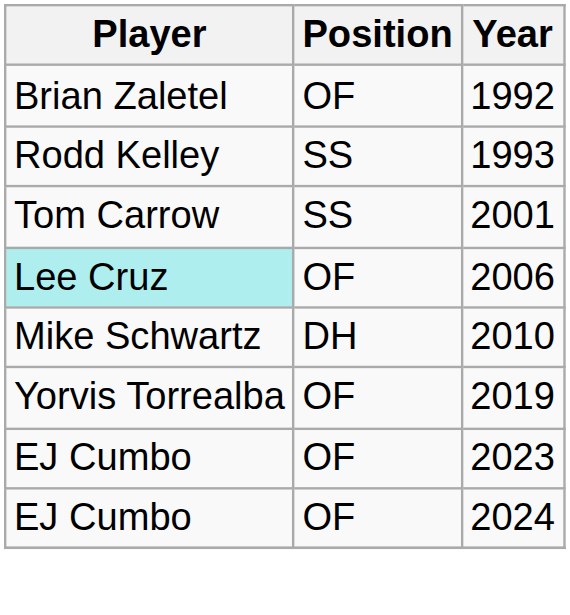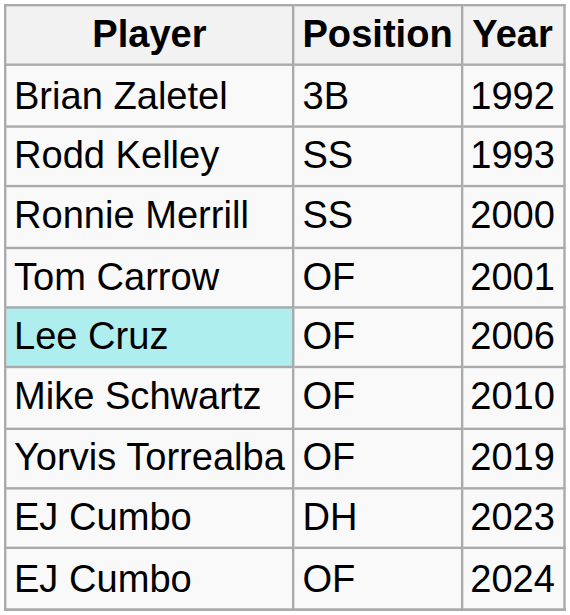(329, 95) OF -> (326, 95) 3B
+ row: (513, 215)
(328, 215) SS -> (329, 276) OF
(330, 336) DH -> (329, 397) OF
(329, 457) OF -> (330, 517) DH
